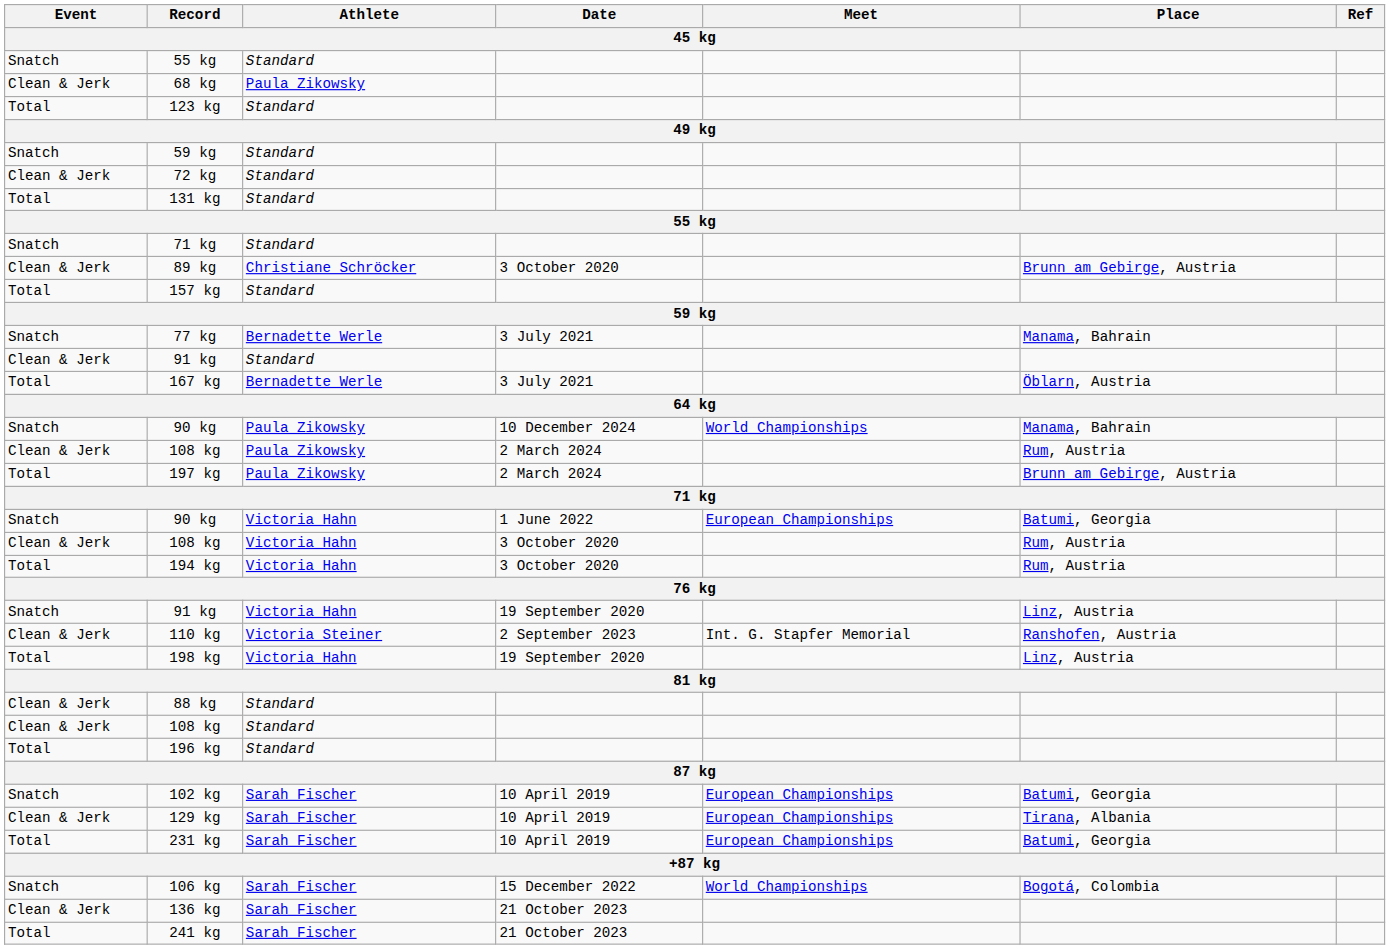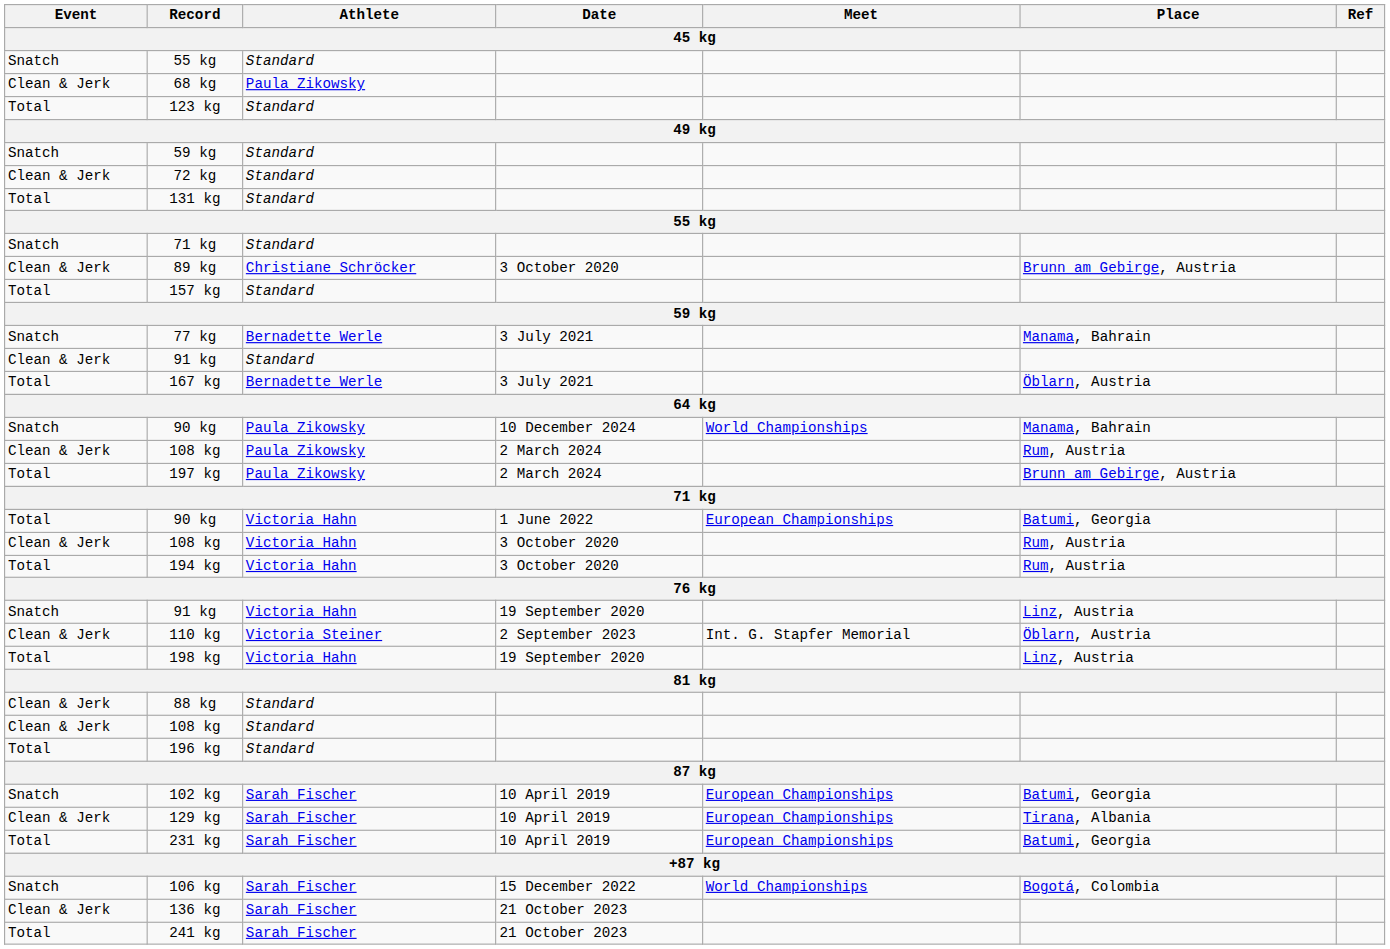(34, 521) Snatch -> (29, 521) Total
(1100, 635) Ranshofen, Austria -> (1087, 635) Öblarn, Austria
